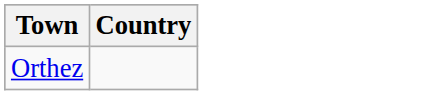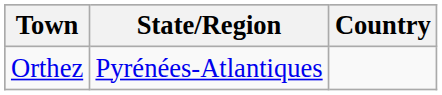+ column: (209, 25)
